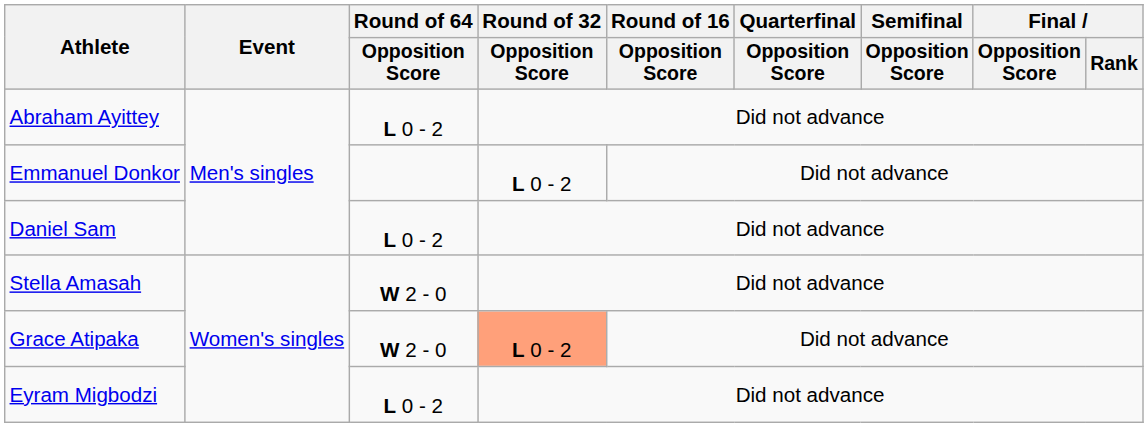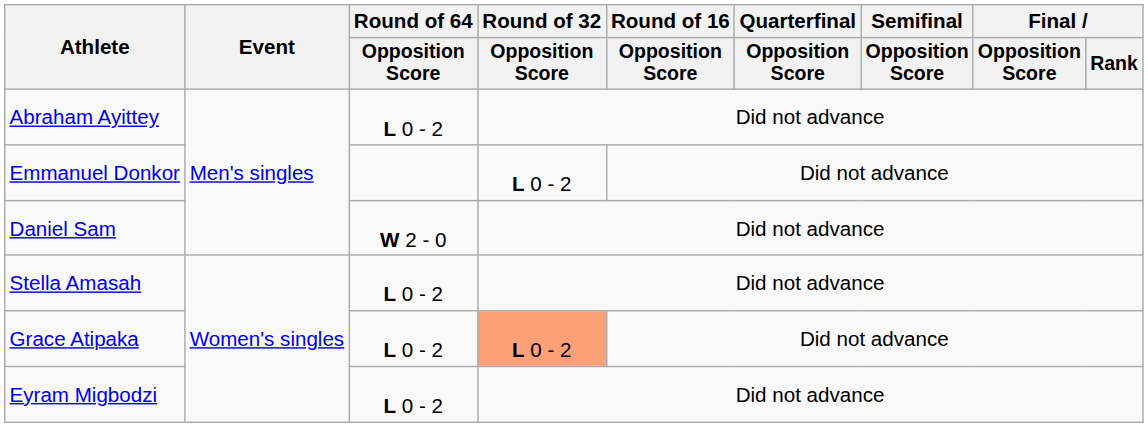(413, 240) L 0 - 2 -> (413, 240) W 2 - 0
(413, 295) W 2 - 0 -> (413, 295) L 0 - 2
(413, 351) W 2 - 0 -> (413, 351) L 0 - 2
